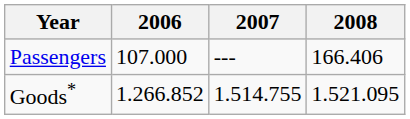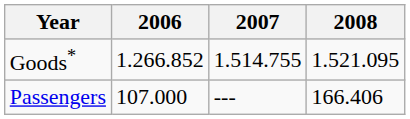rows swapped: (43, 94) <-> (58, 56)
